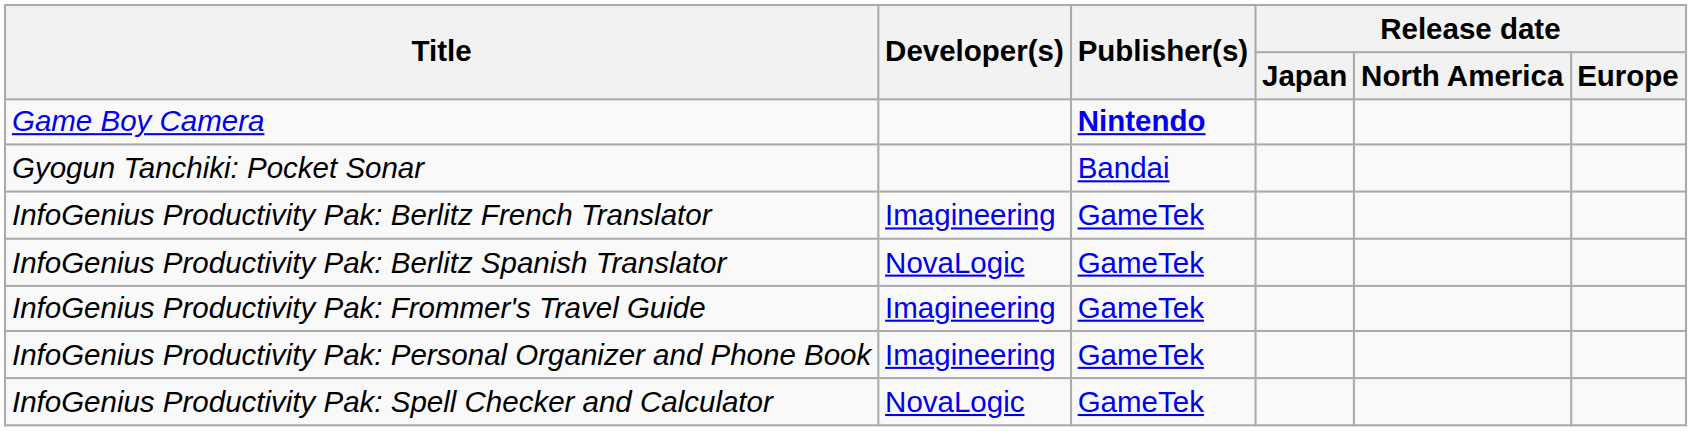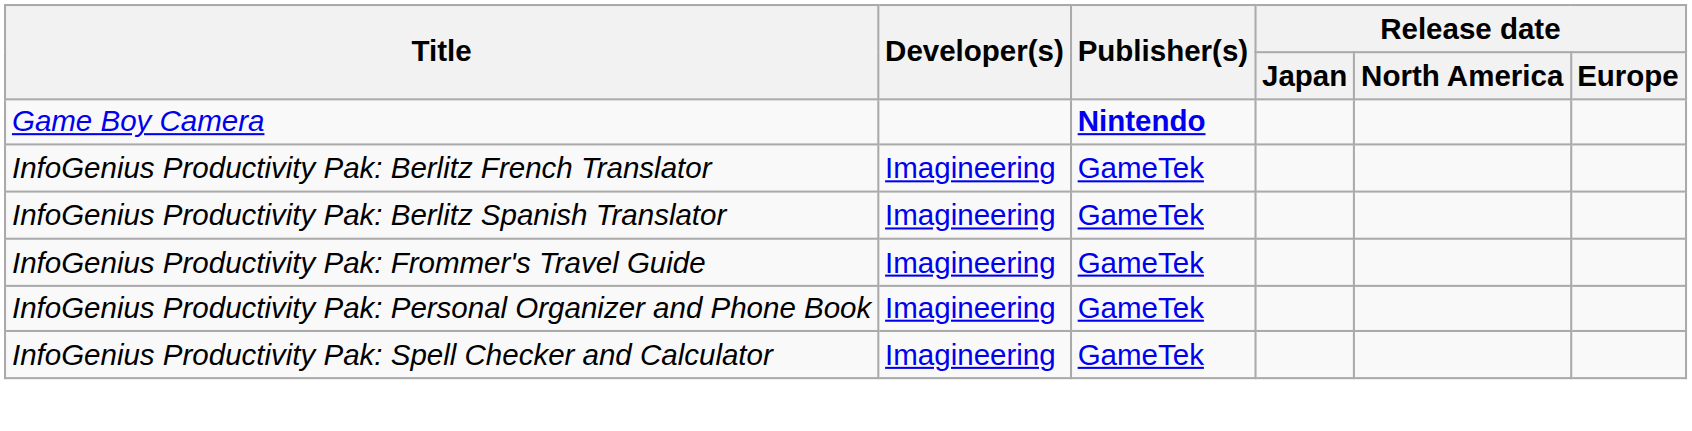- row: (218, 169)
(955, 262) NovaLogic -> (970, 215) Imagineering
(955, 402) NovaLogic -> (970, 355) Imagineering
